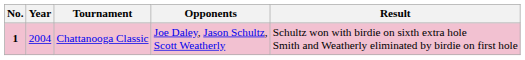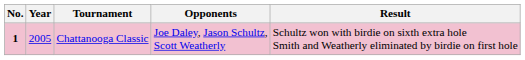(40, 39) 2004 -> (40, 39) 2005
